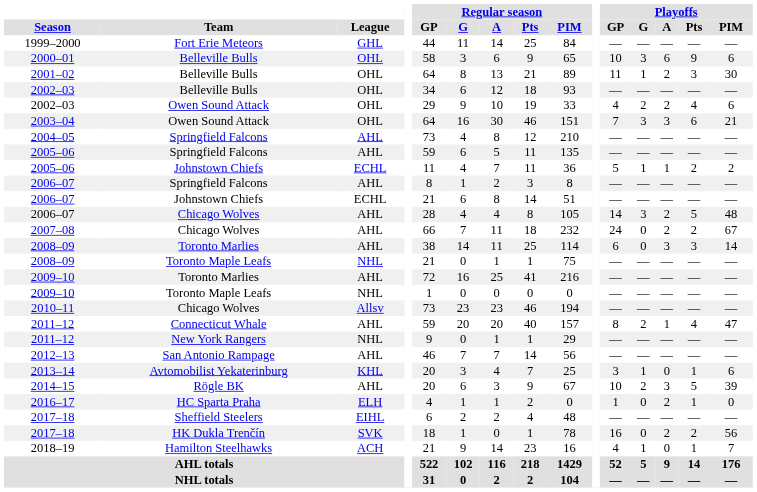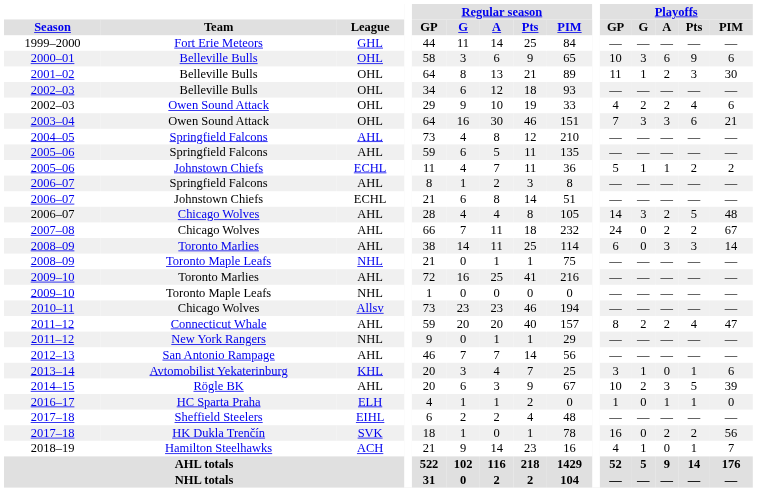(667, 323) 1 -> (667, 323) 2
(667, 401) 2 -> (667, 401) 1
